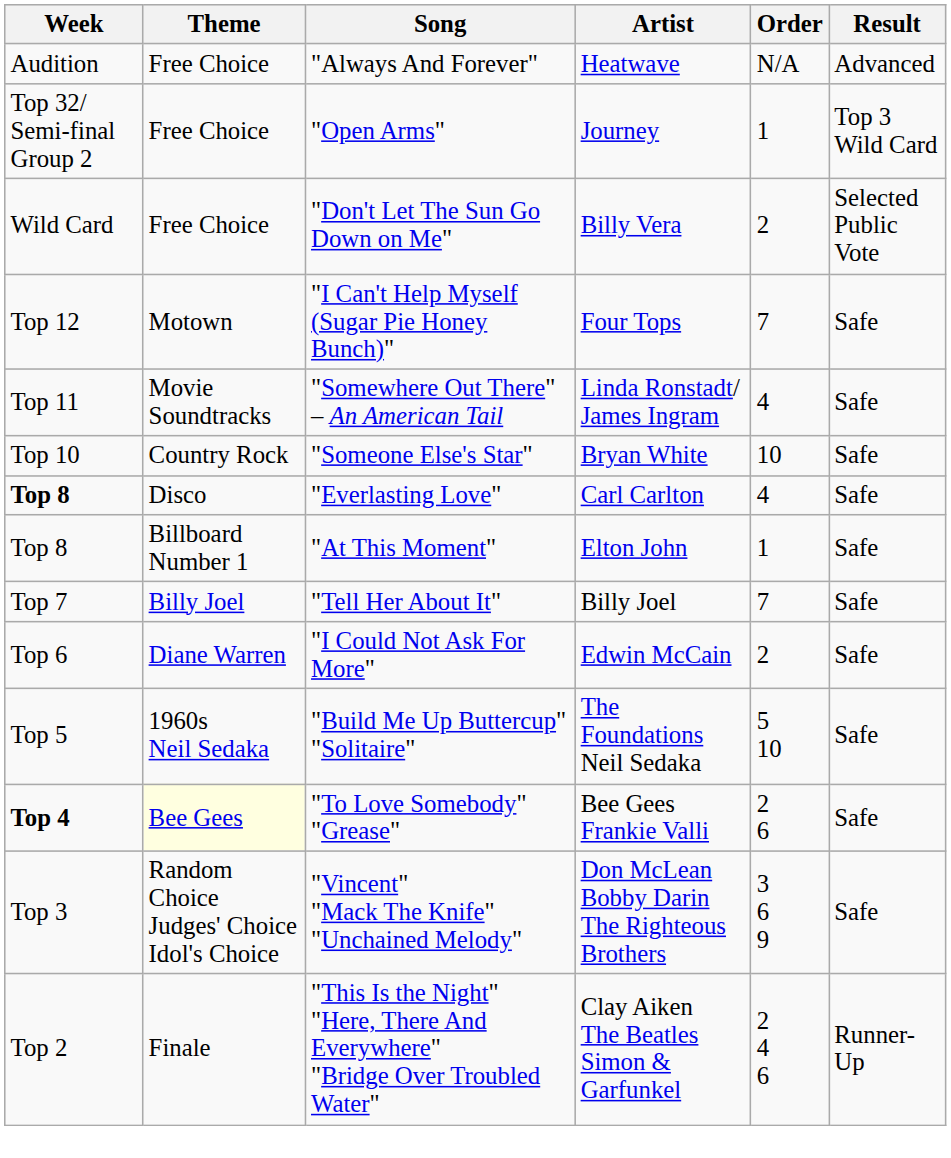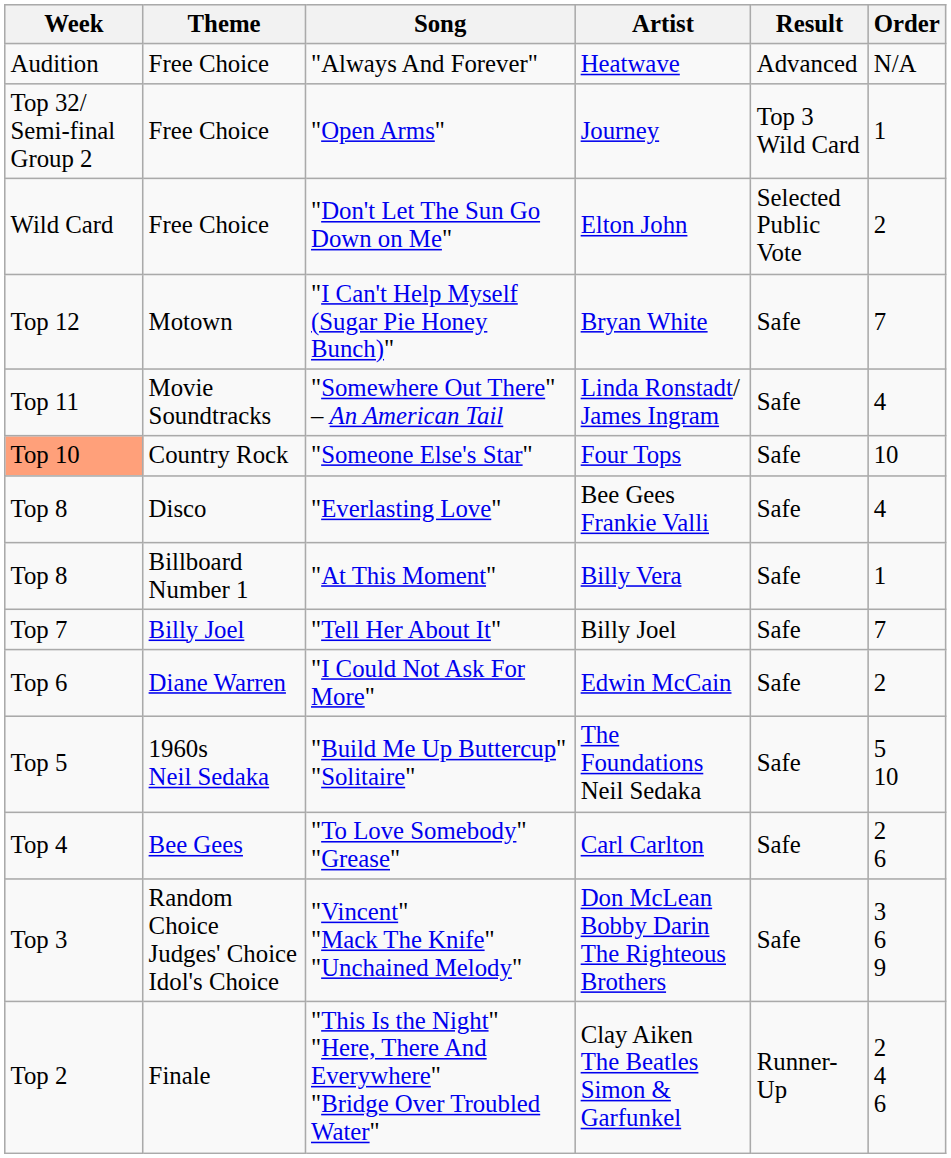columns swapped: (790, 24) <-> (887, 24)
(631, 225) Billy Vera -> (634, 225) Elton John
(631, 320) Four Tops -> (644, 320) Bryan White
(45, 455) no background -> (45, 455) lightsalmon background
(644, 455) Bryan White -> (631, 455) Four Tops
(40, 494) bold -> (39, 508) normal
(642, 494) Carl Carlton -> (645, 508) Bee Gees Frankie Valli
(634, 548) Elton John -> (631, 575) Billy Vera
(40, 816) bold -> (39, 844) normal
(196, 816) lightyellow background -> (196, 844) no background
(645, 816) Bee Gees Frankie Valli -> (642, 844) Carl Carlton
